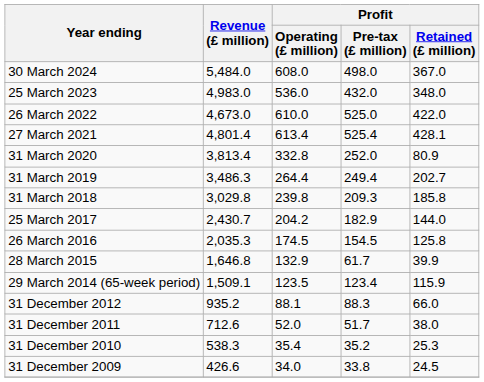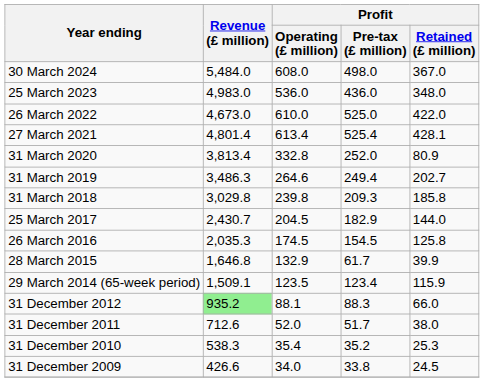(361, 93) 432.0 -> (361, 93) 436.0
(292, 177) 264.4 -> (292, 177) 264.6
(292, 219) 204.2 -> (292, 219) 204.5
(223, 303) no background -> (223, 303) lightgreen background
